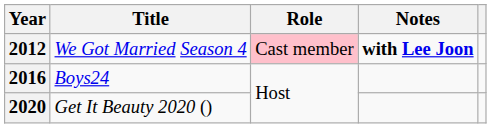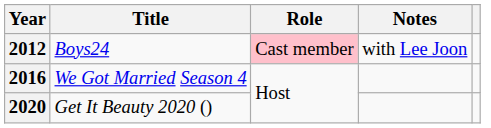(151, 48) We Got Married Season 4 -> (82, 48) Boys24
(418, 48) bold -> (415, 48) normal
(82, 78) Boys24 -> (151, 78) We Got Married Season 4
